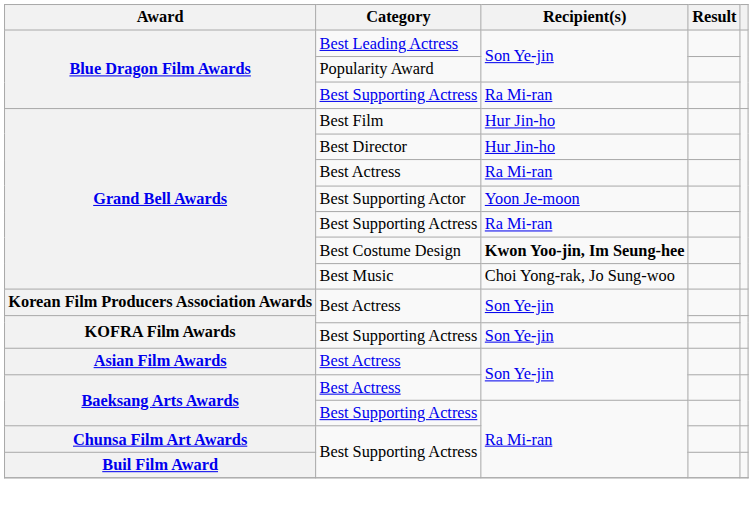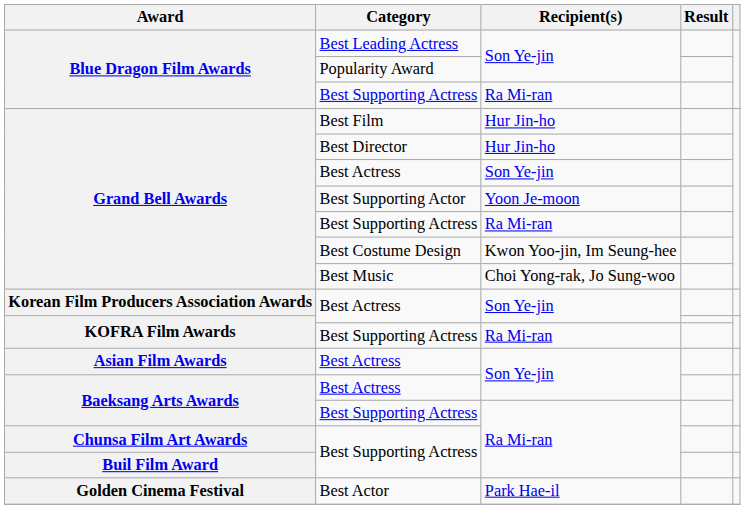(519, 172) Ra Mi-ran -> (519, 172) Son Ye-jin
(585, 250) bold -> (581, 250) normal
(519, 335) Son Ye-jin -> (519, 335) Ra Mi-ran
+ row: (160, 490)
